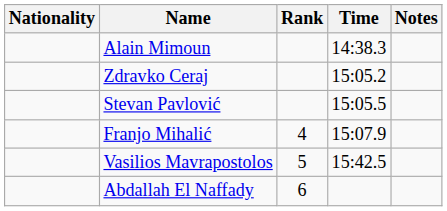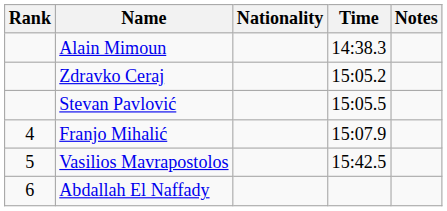columns swapped: (302, 18) <-> (52, 18)
